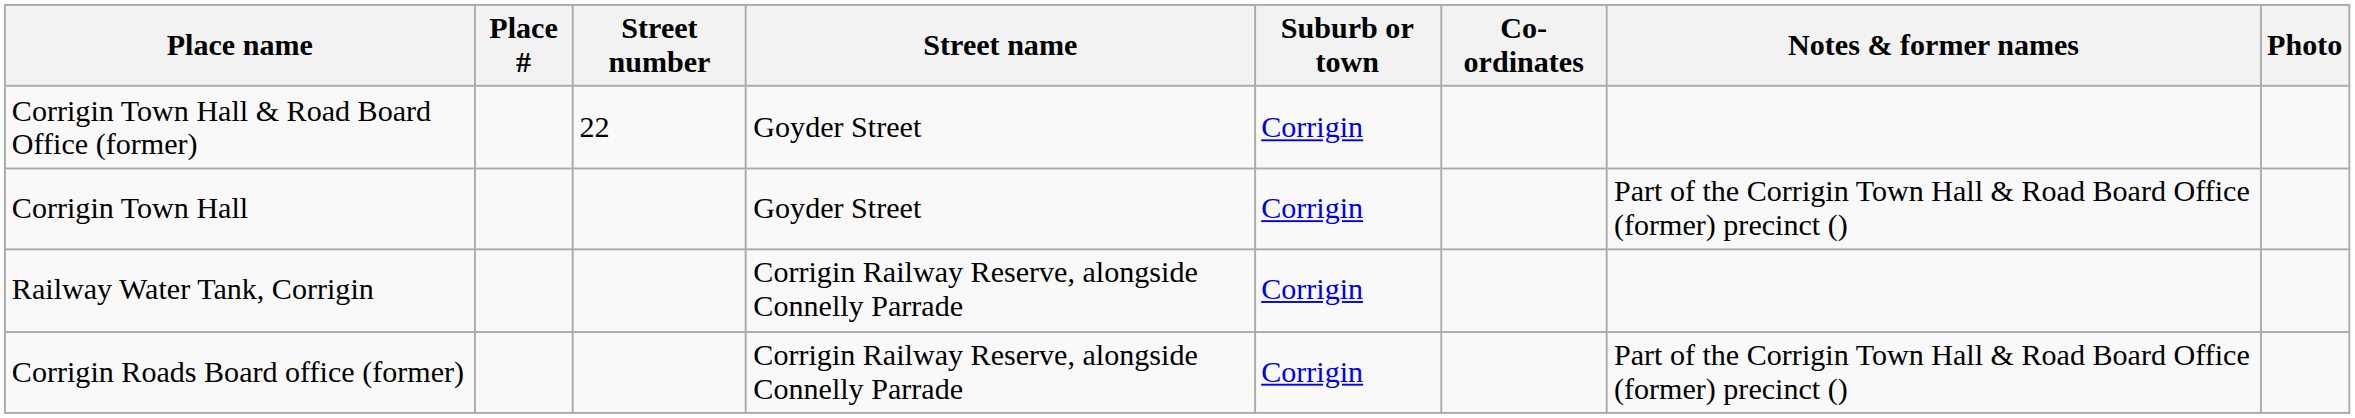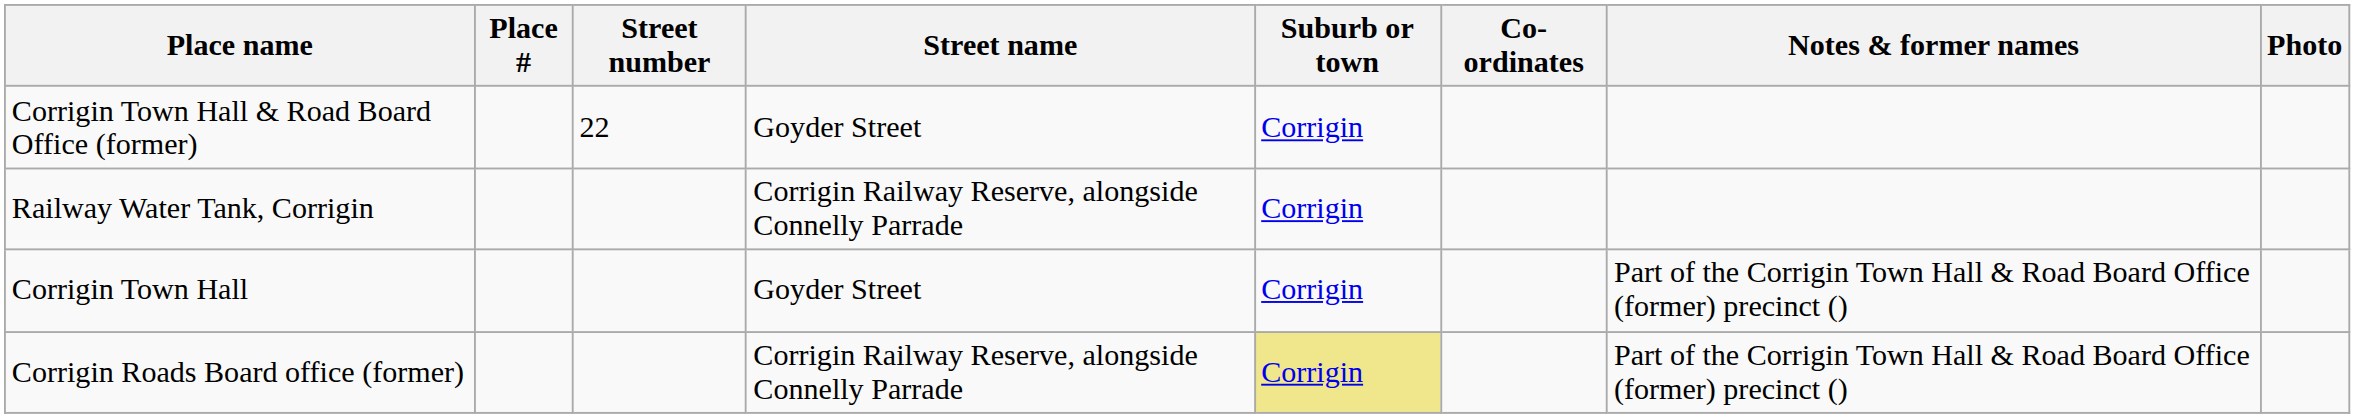rows swapped: (193, 289) <-> (130, 208)
(1312, 371) no background -> (1312, 371) khaki background
